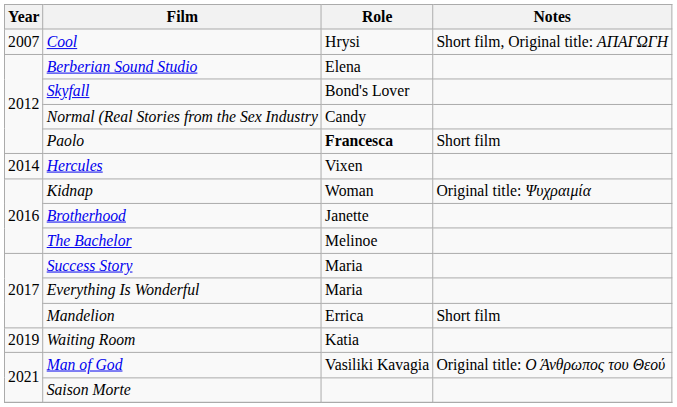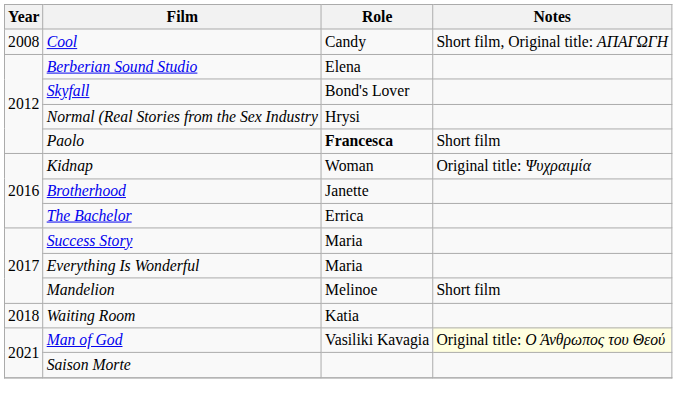(24, 41) 2007 -> (24, 41) 2008
(343, 41) Hrysi -> (346, 41) Candy
(346, 116) Candy -> (343, 116) Hrysi
- row: (75, 166)
(351, 240) Melinoe -> (344, 215) Errica
(344, 315) Errica -> (351, 290) Melinoe
(24, 340) 2019 -> (24, 315) 2018
(551, 365) no background -> (551, 340) lightyellow background
